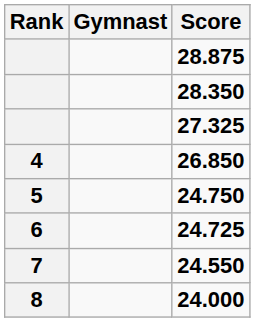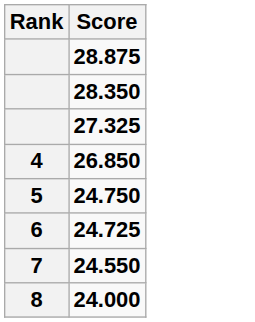- column: (120, 21)
